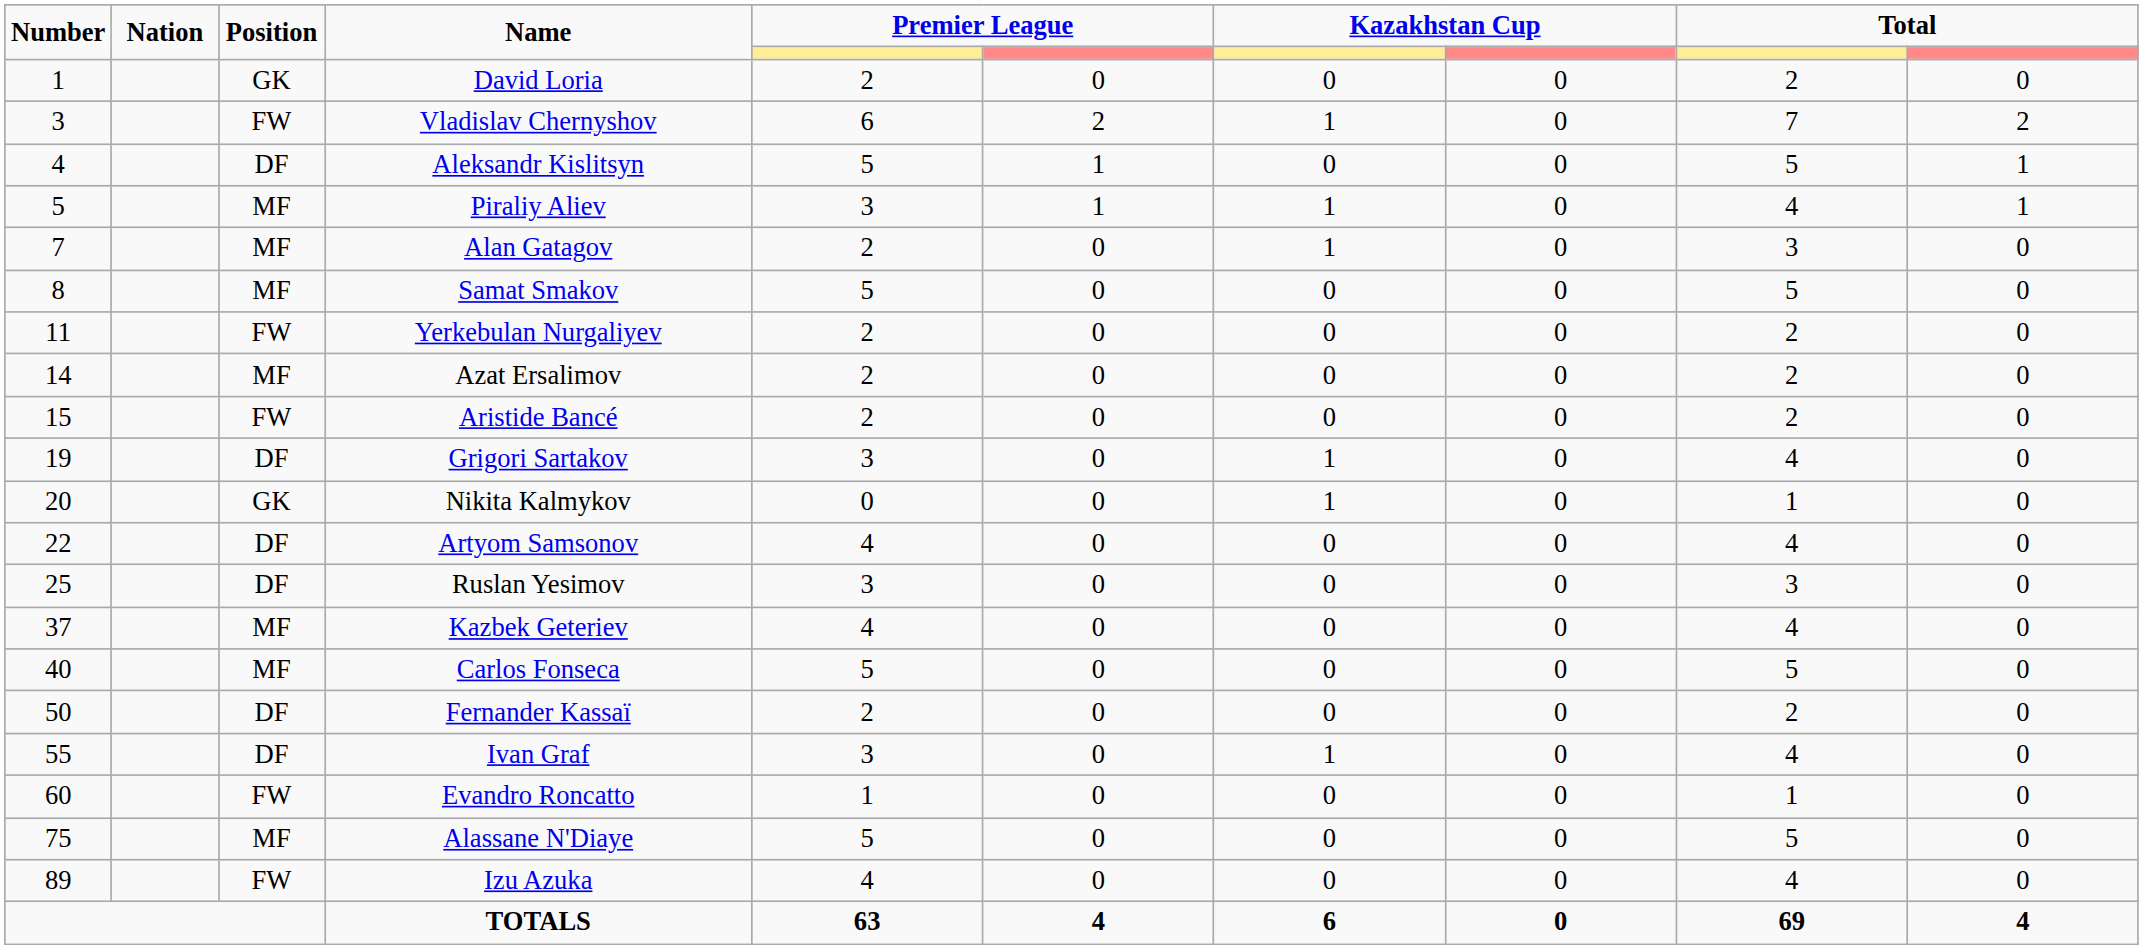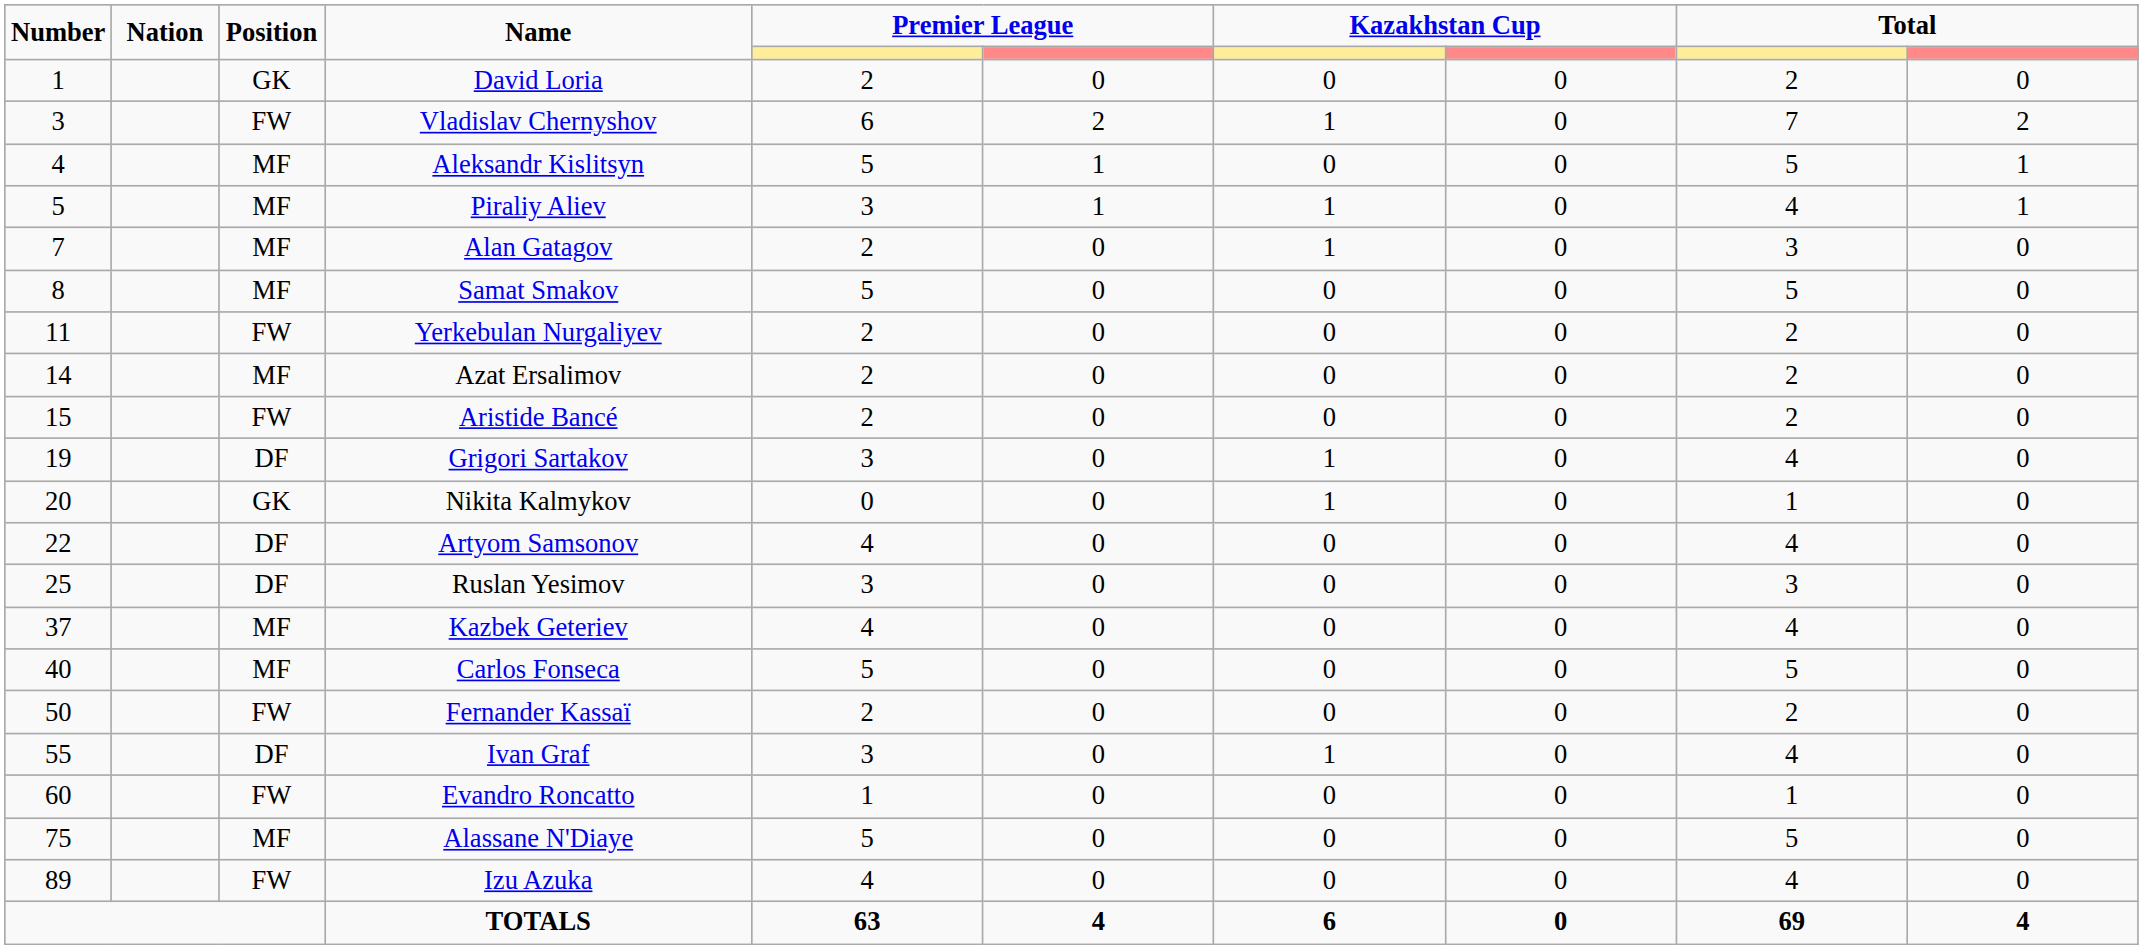(272, 164) DF -> (272, 164) MF
(272, 711) DF -> (272, 711) FW
